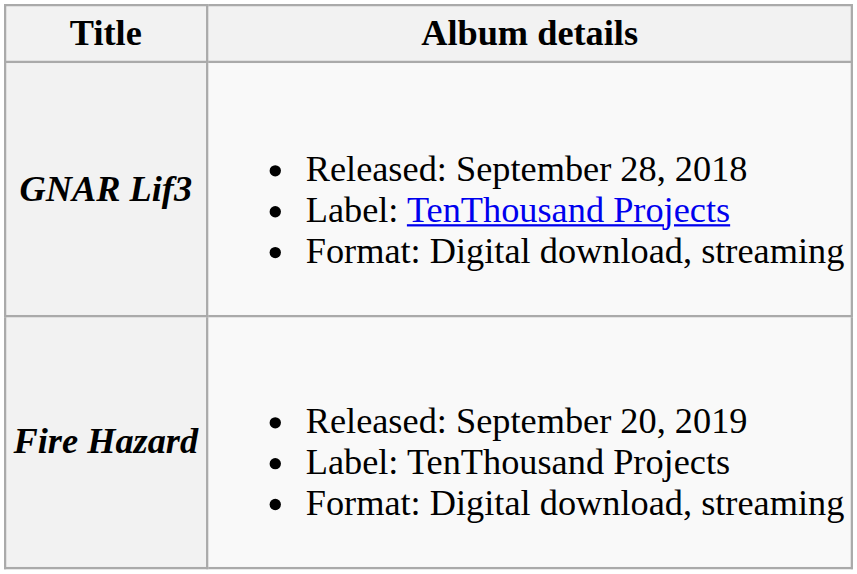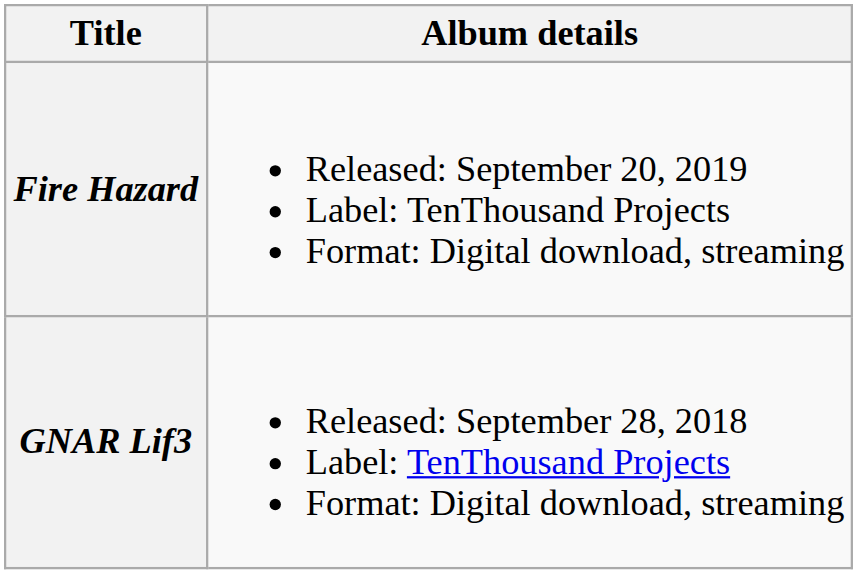rows swapped: (106, 188) <-> (106, 441)
